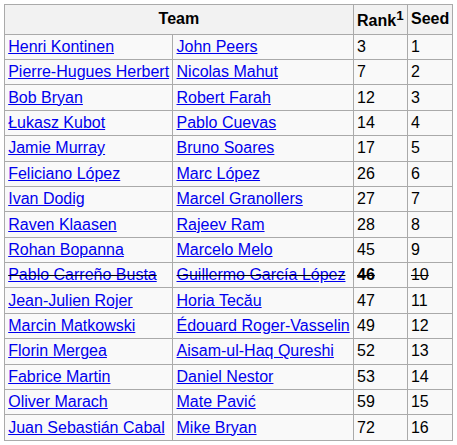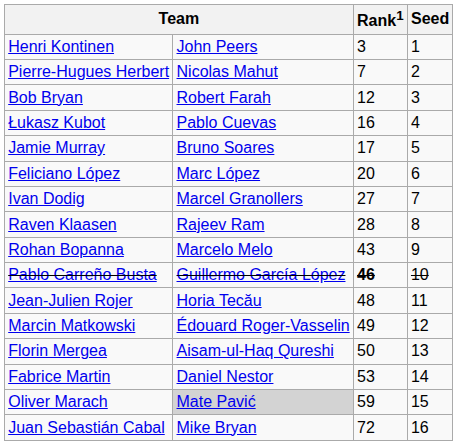(366, 123) 14 -> (366, 123) 16
(366, 173) 26 -> (366, 173) 20
(366, 249) 45 -> (366, 249) 43
(366, 300) 47 -> (366, 300) 48
(366, 351) 52 -> (366, 351) 50
(216, 402) no background -> (216, 402) lightgrey background
